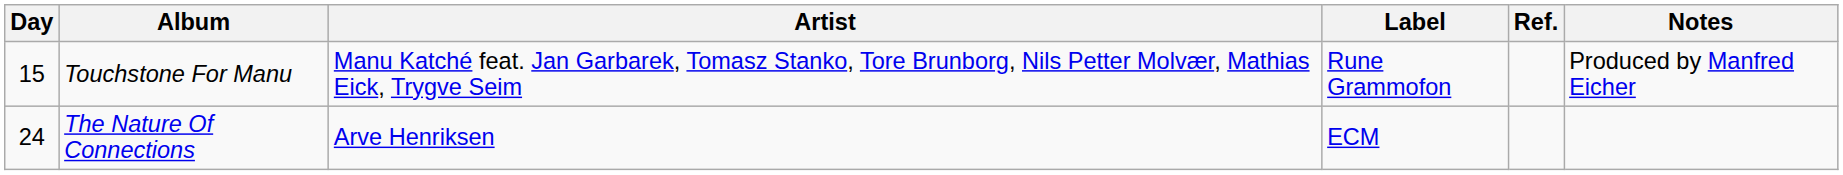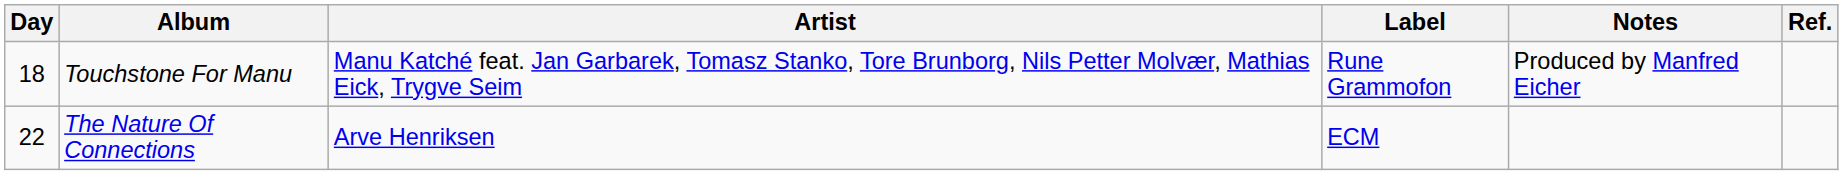columns swapped: (1701, 23) <-> (1536, 23)
(32, 73) 15 -> (32, 73) 18
(32, 137) 24 -> (32, 137) 22
